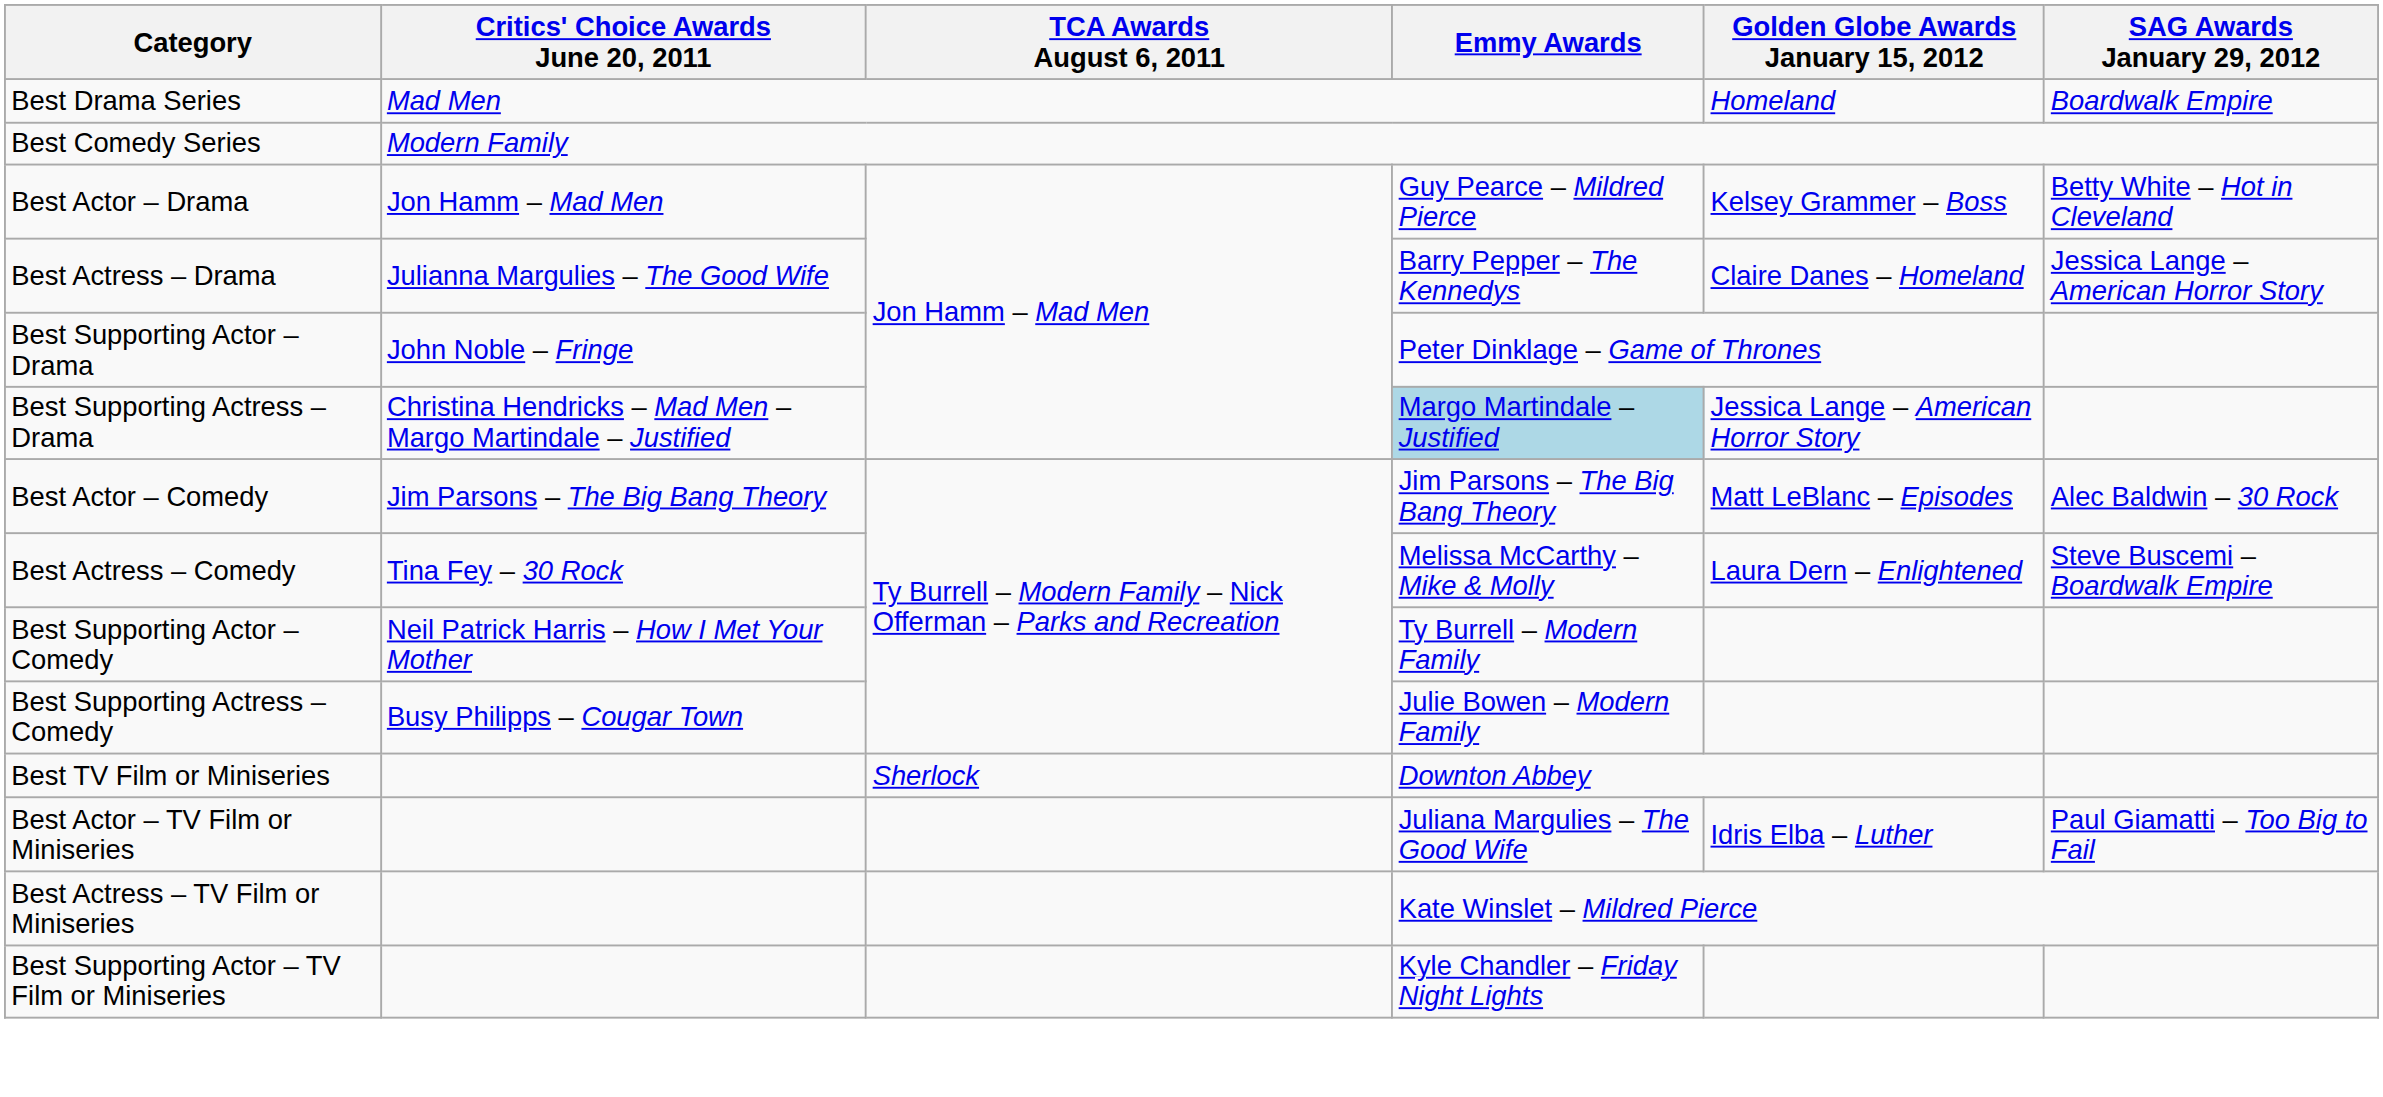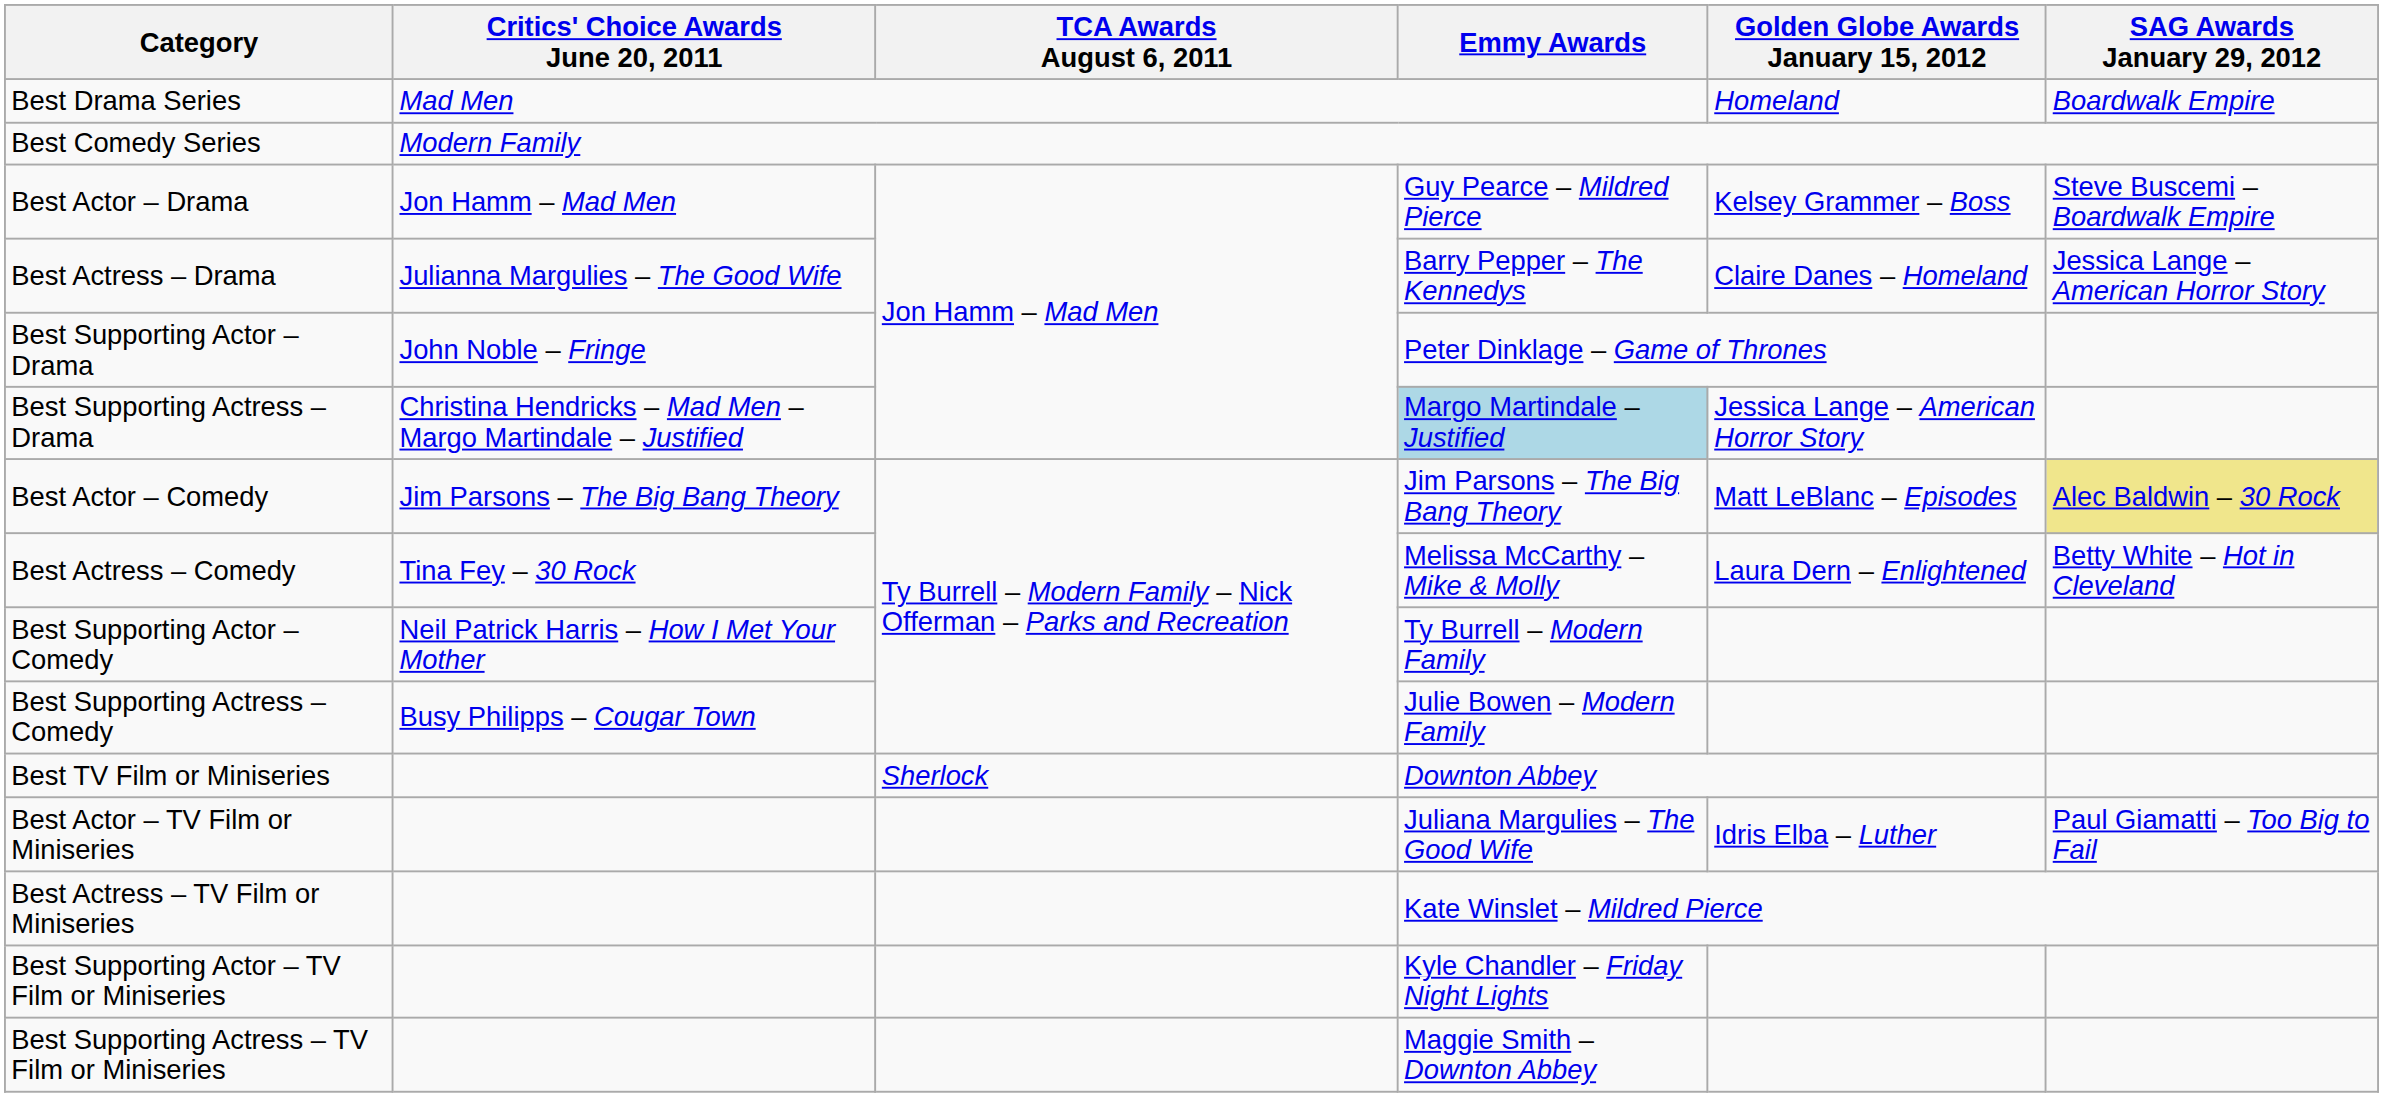(2172, 202) Betty White – Hot in Cleveland -> (2164, 202) Steve Buscemi – Boardwalk Empire
(2194, 497) no background -> (2196, 497) khaki background
(2162, 570) Steve Buscemi – Boardwalk Empire -> (2174, 570) Betty White – Hot in Cleveland
+ row: (190, 1055)
